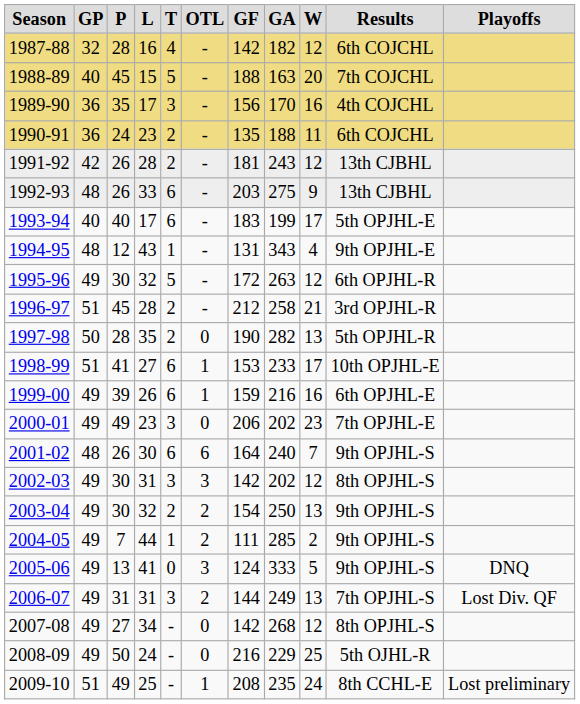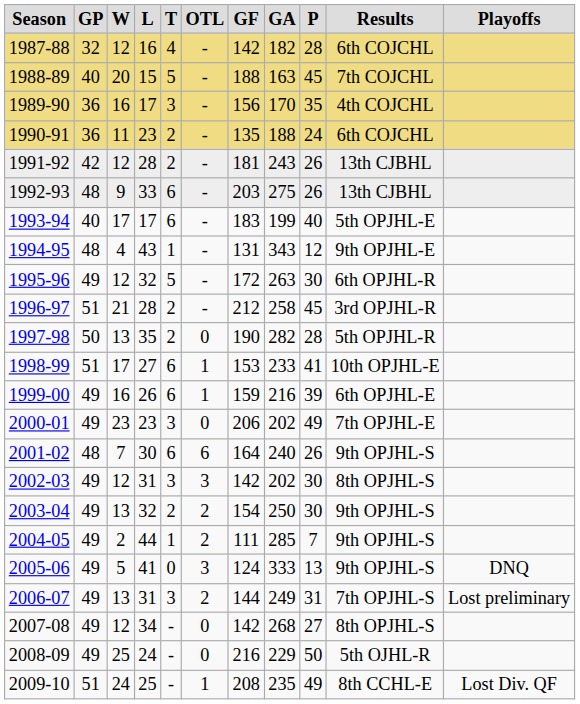columns swapped: (313, 18) <-> (121, 18)
(509, 597) Lost Div. QF -> (509, 597) Lost preliminary
(509, 684) Lost preliminary -> (509, 684) Lost Div. QF
